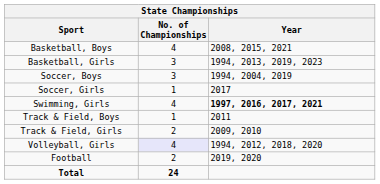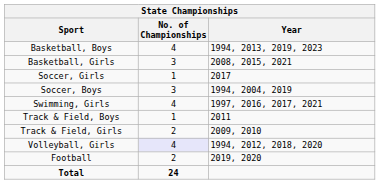(251, 49) 2008, 2015, 2021 -> (266, 49) 1994, 2013, 2019, 2023
(266, 62) 1994, 2013, 2019, 2023 -> (251, 62) 2008, 2015, 2021
rows swapped: (71, 76) <-> (71, 90)
(266, 104) bold -> (266, 104) normal
